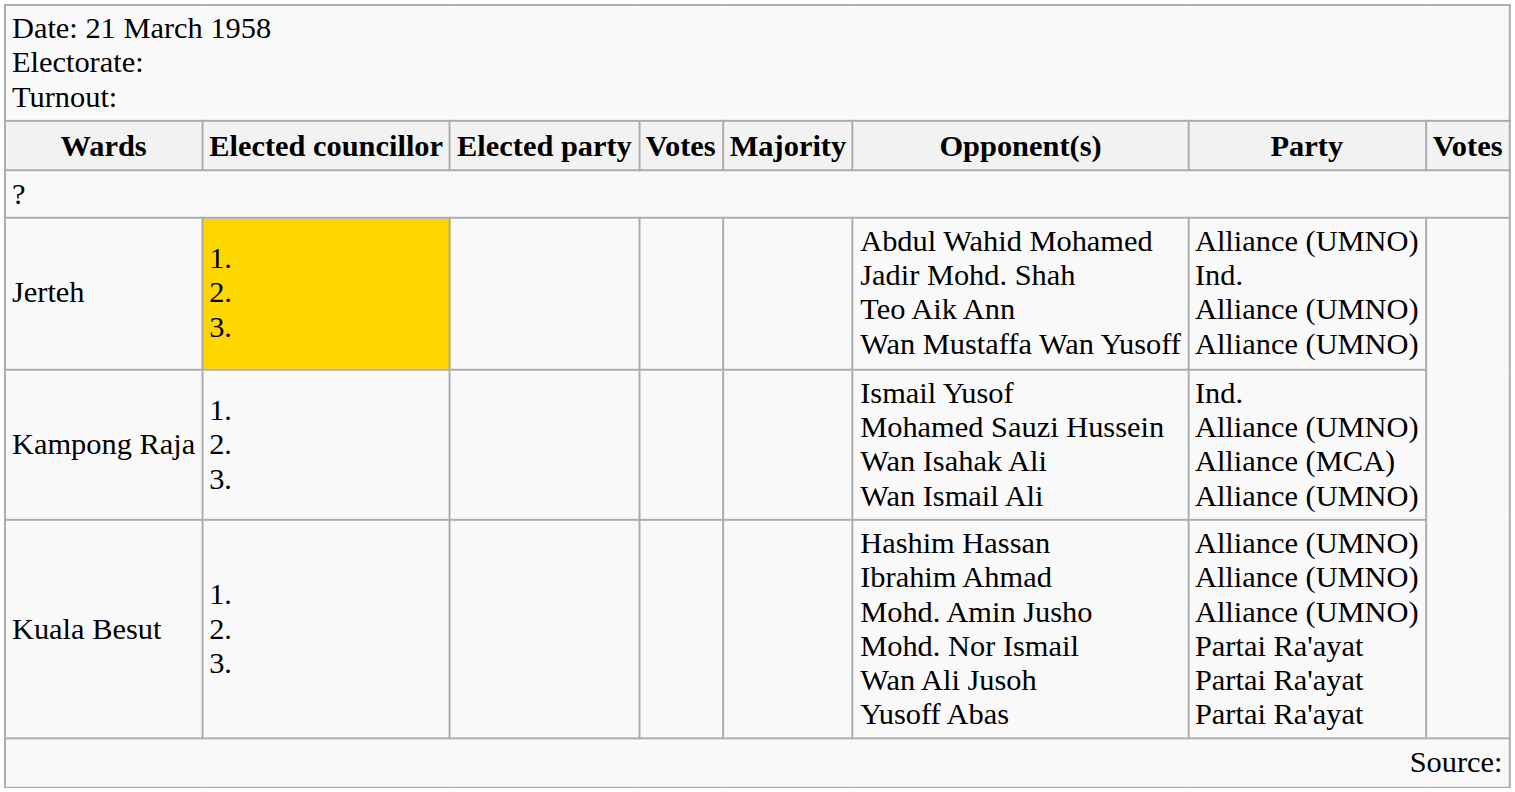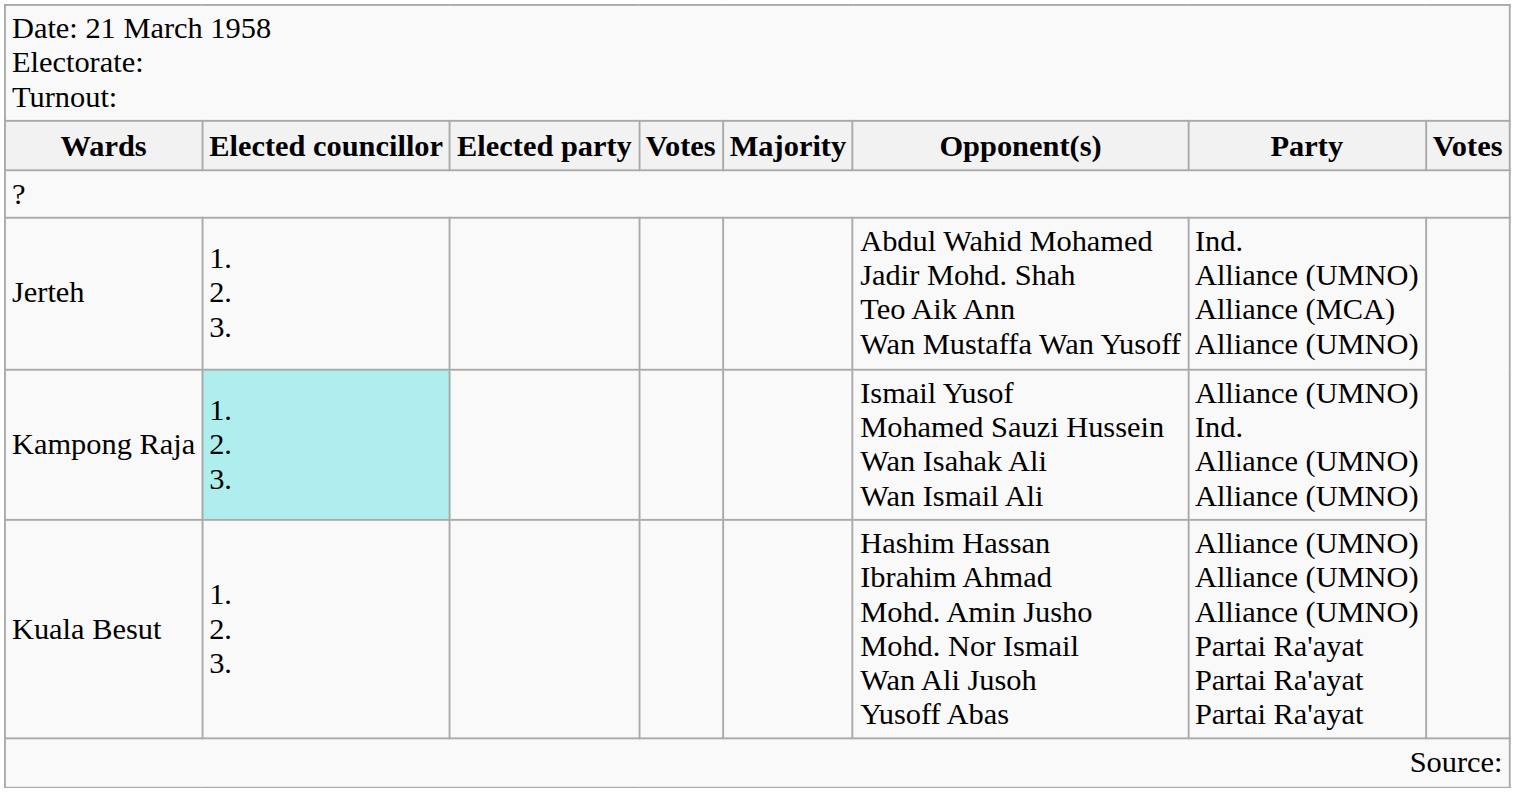(221, 292) gold background -> (221, 292) no background
(1307, 292) Alliance (UMNO) Ind. Alliance (UMNO) Alliance (UMNO) -> (1307, 292) Ind. Alliance (UMNO) Alliance (MCA) Alliance (UMNO)
(221, 443) no background -> (221, 443) paleturquoise background
(1307, 443) Ind. Alliance (UMNO) Alliance (MCA) Alliance (UMNO) -> (1307, 443) Alliance (UMNO) Ind. Alliance (UMNO) Alliance (UMNO)
